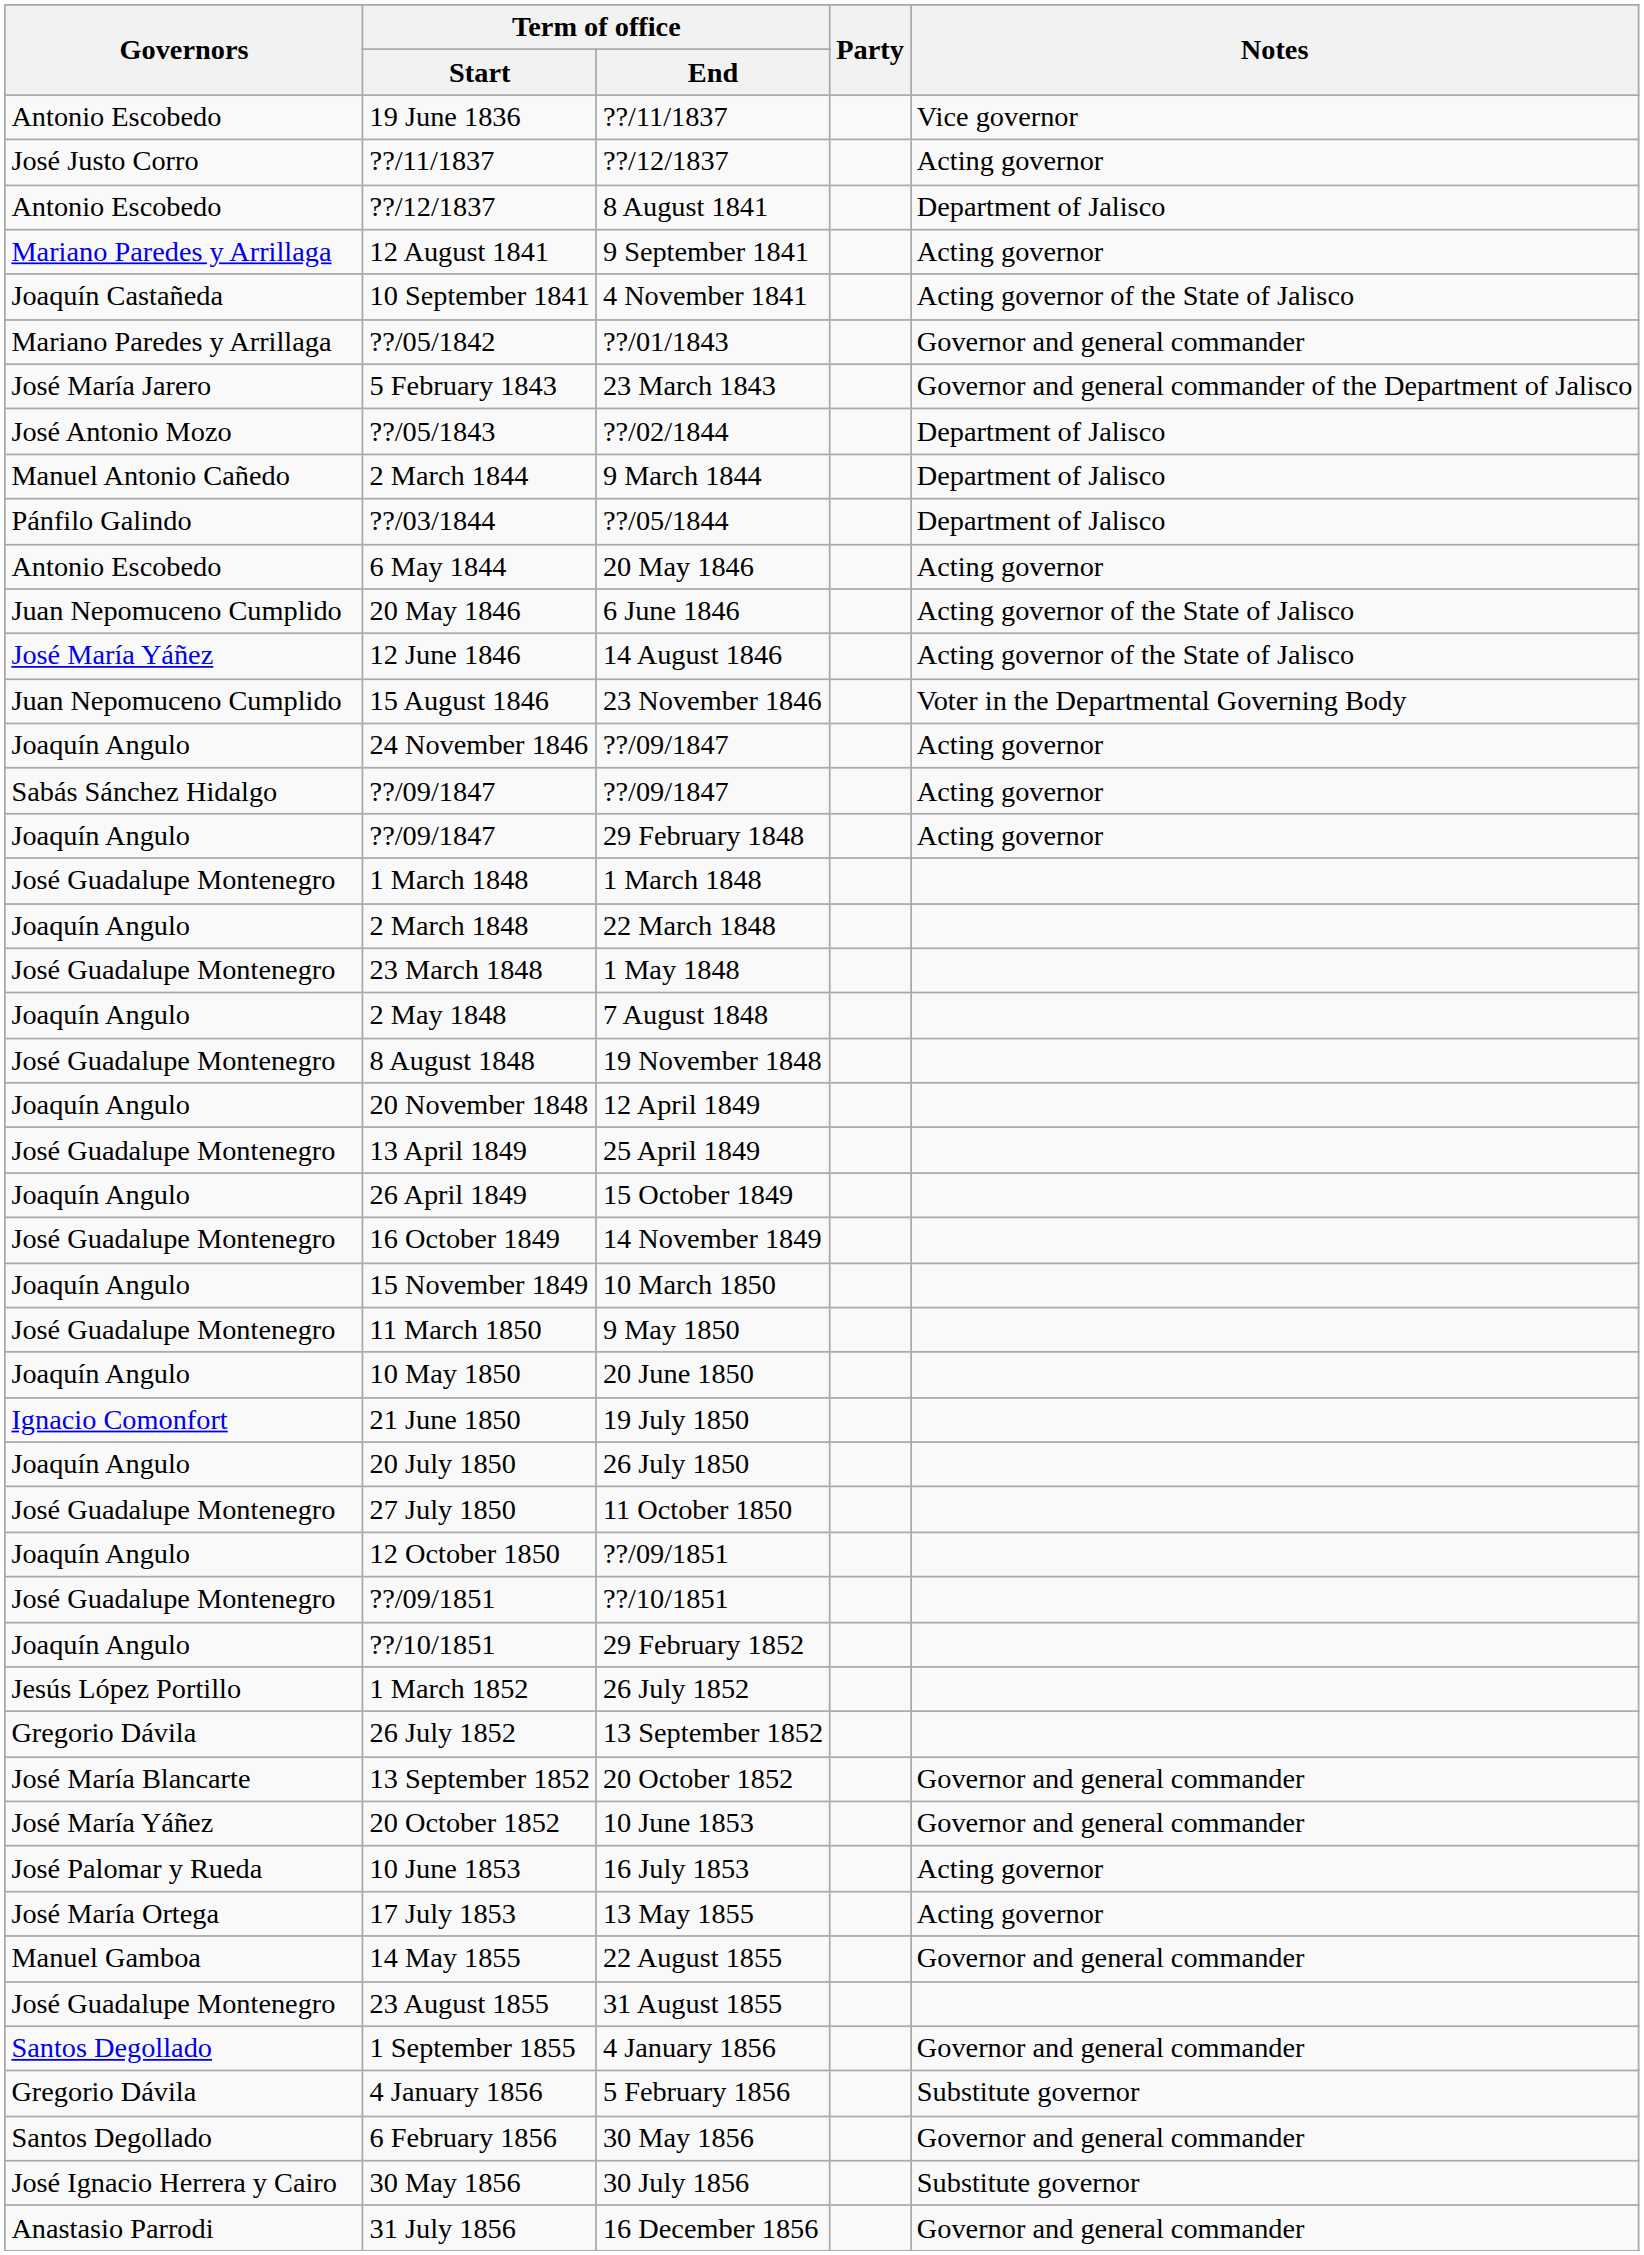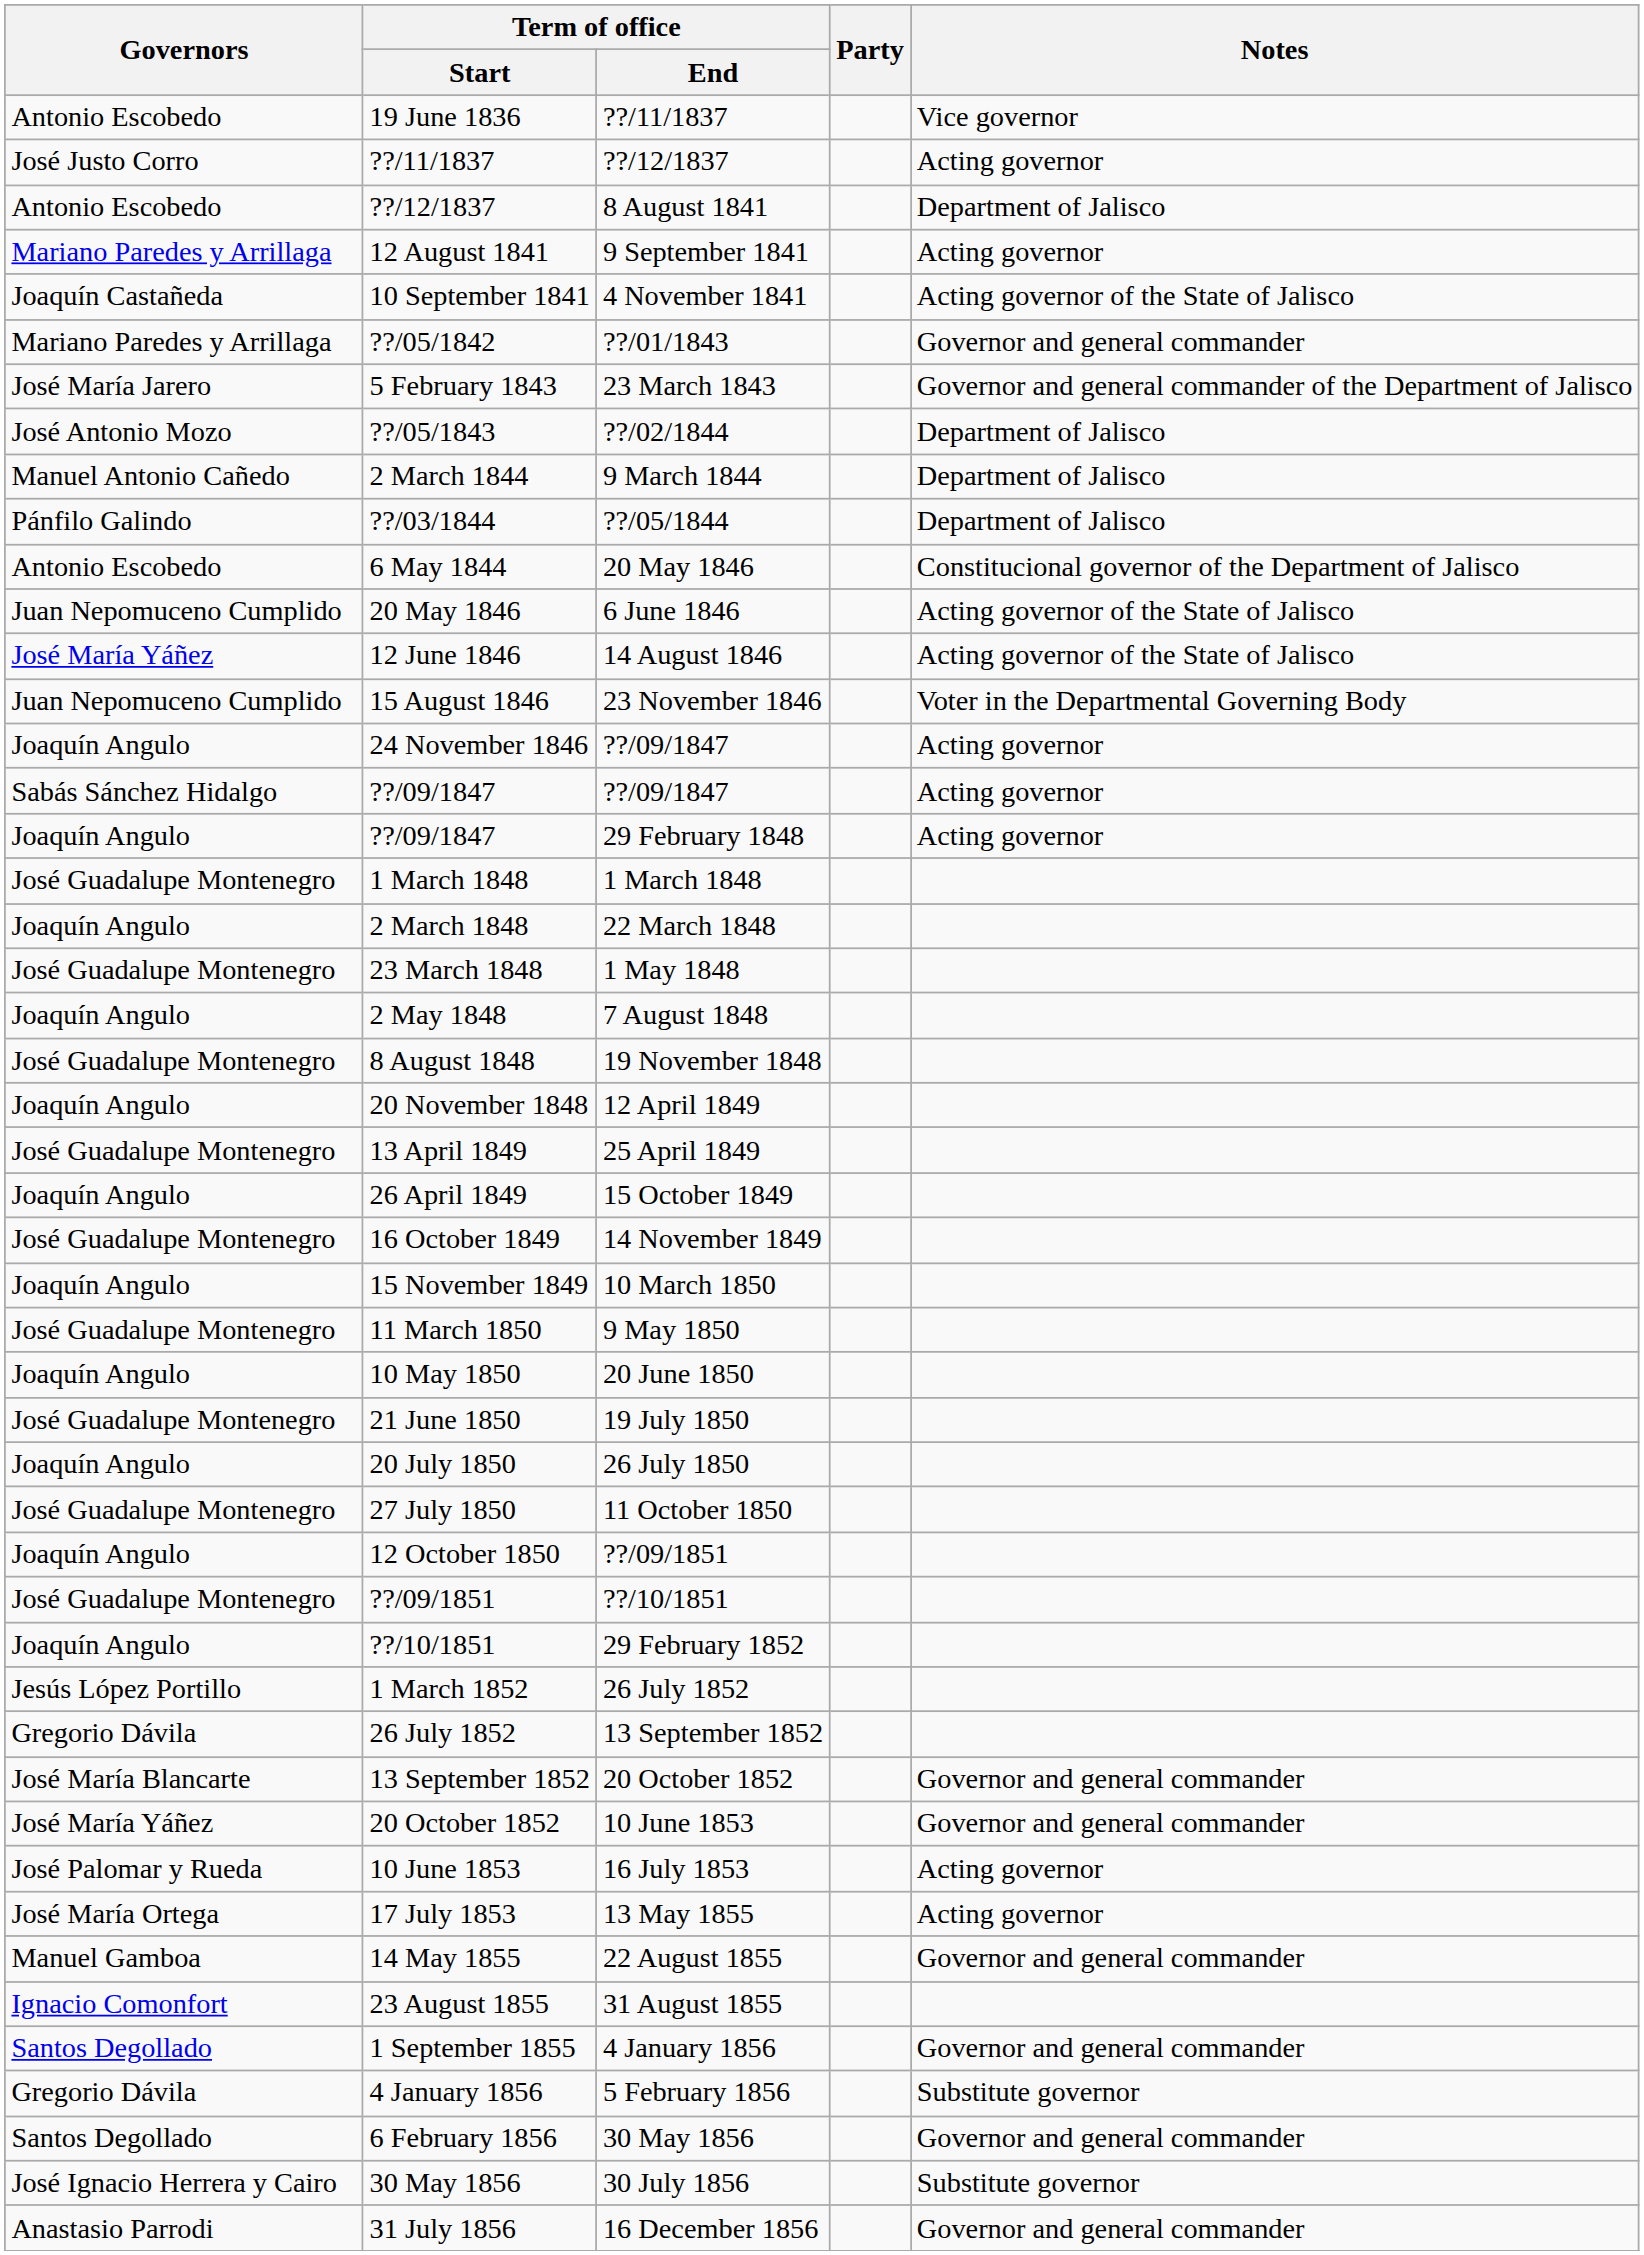(1010, 565) Acting governor -> (1218, 565) Constitucional governor of the Department of Jalisco
(120, 1419) Ignacio Comonfort -> (173, 1419) José Guadalupe Montenegro
(173, 2003) José Guadalupe Montenegro -> (120, 2003) Ignacio Comonfort
